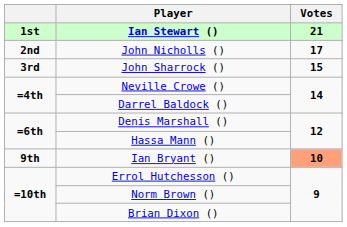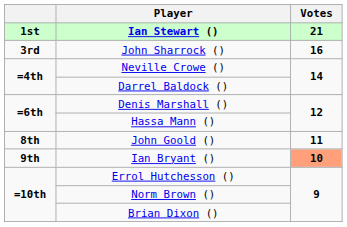- row: (173, 49)
(316, 67) 15 -> (316, 49) 16
+ row: (173, 140)
